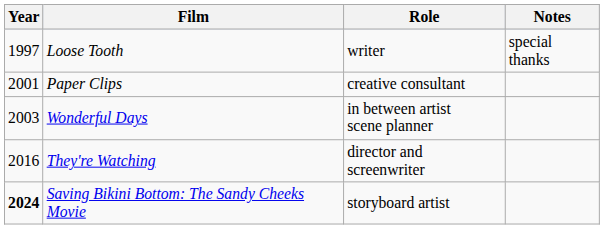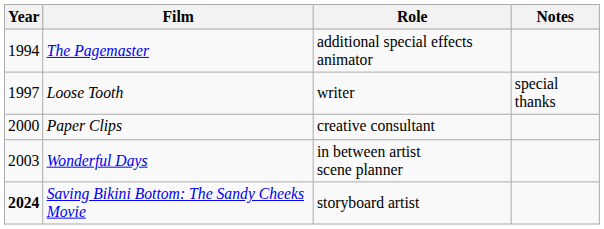+ row: (98, 50)
(24, 84) 2001 -> (24, 126) 2000
- row: (101, 160)
